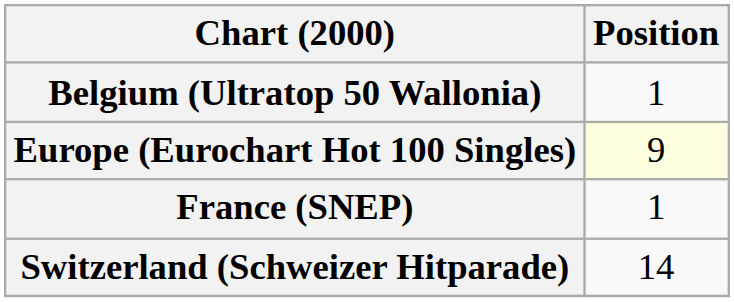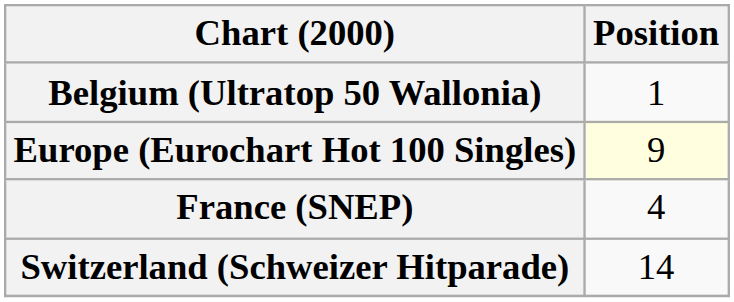(656, 207) 1 -> (656, 207) 4
